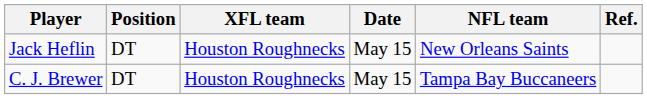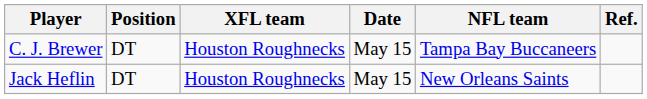rows swapped: (56, 78) <-> (52, 49)
